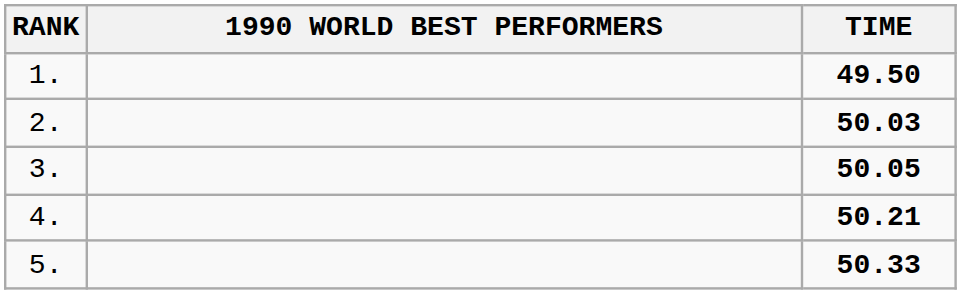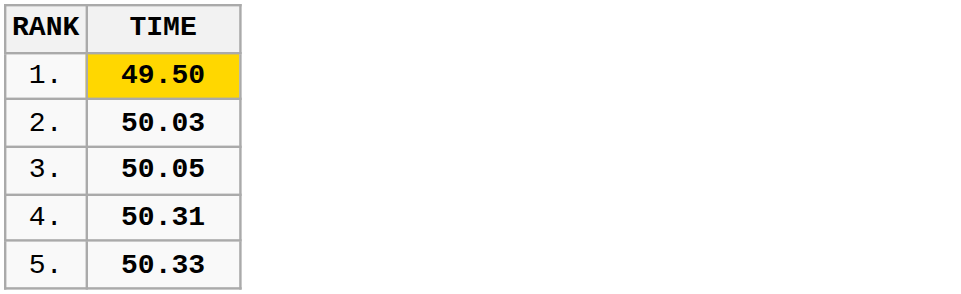- column: (444, 28)
(879, 76) no background -> (163, 76) gold background
(879, 217) 50.21 -> (163, 217) 50.31
